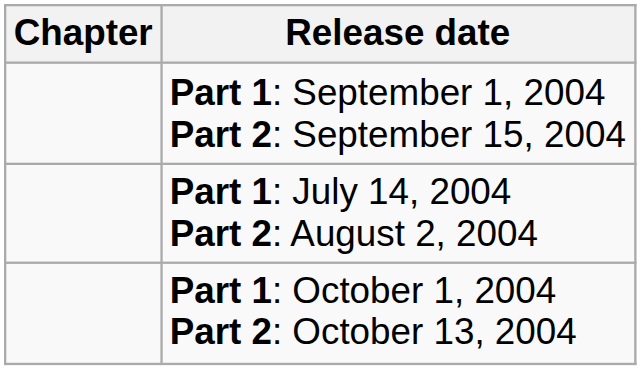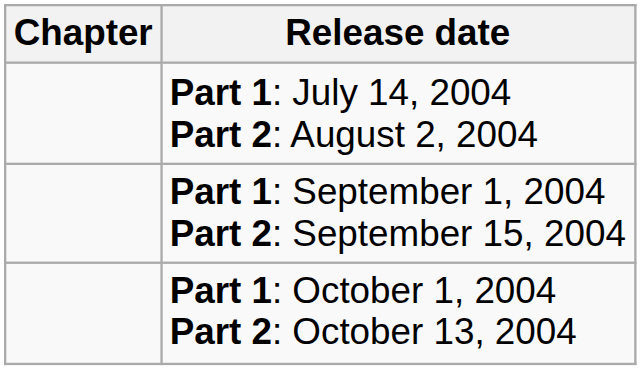rows swapped: (354, 212) <-> (398, 112)
